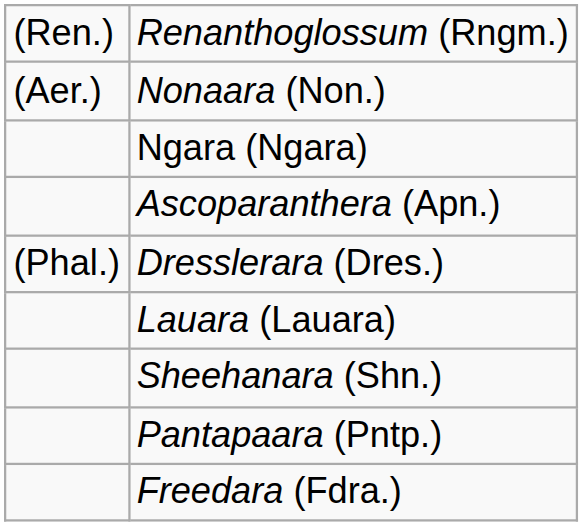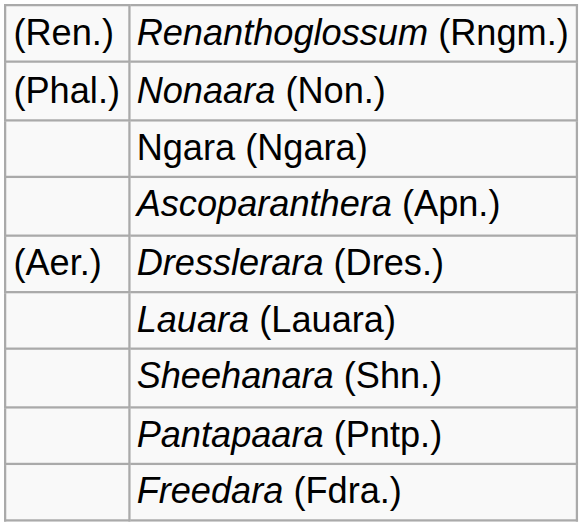(58, 90) (Aer.) -> (67, 90) (Phal.)
(67, 262) (Phal.) -> (58, 262) (Aer.)
